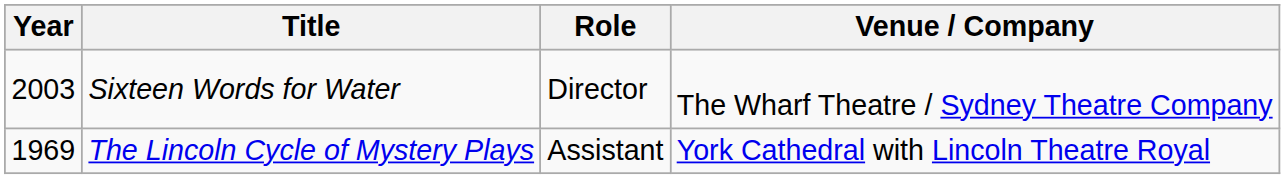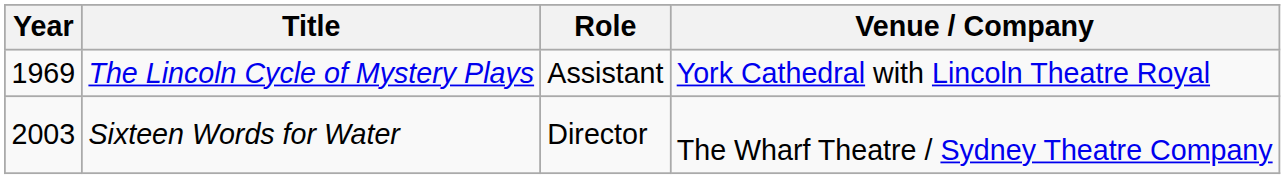rows swapped: (244, 88) <-> (311, 150)
